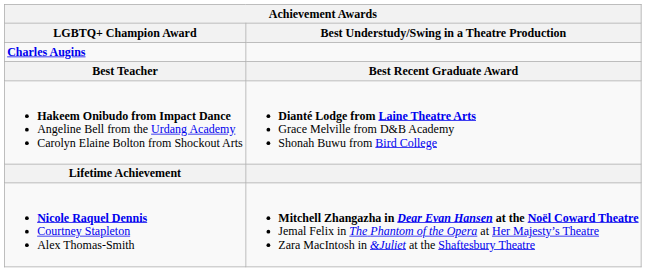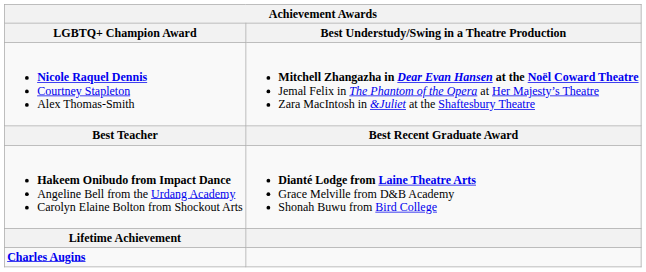rows swapped: (125, 232) <-> (46, 52)
